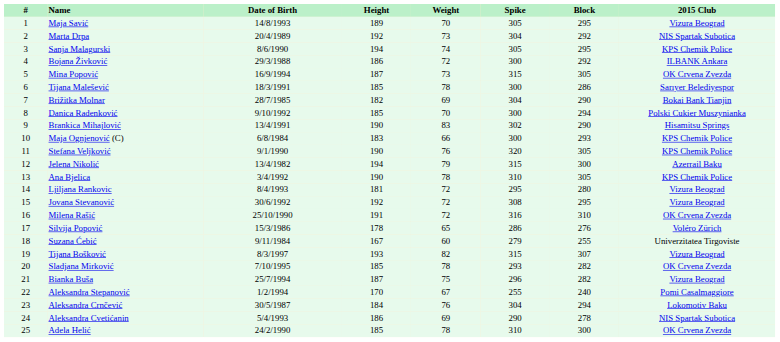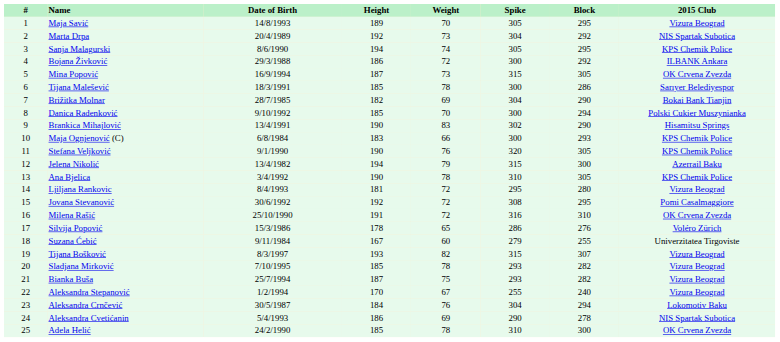(697, 202) Vizura Beograd -> (697, 202) Pomi Casalmaggiore
(697, 266) OK Crvena Zvezda -> (697, 266) Vizura Beograd
(515, 279) 296 -> (515, 279) 293
(697, 292) Pomi Casalmaggiore -> (697, 292) Vizura Beograd
